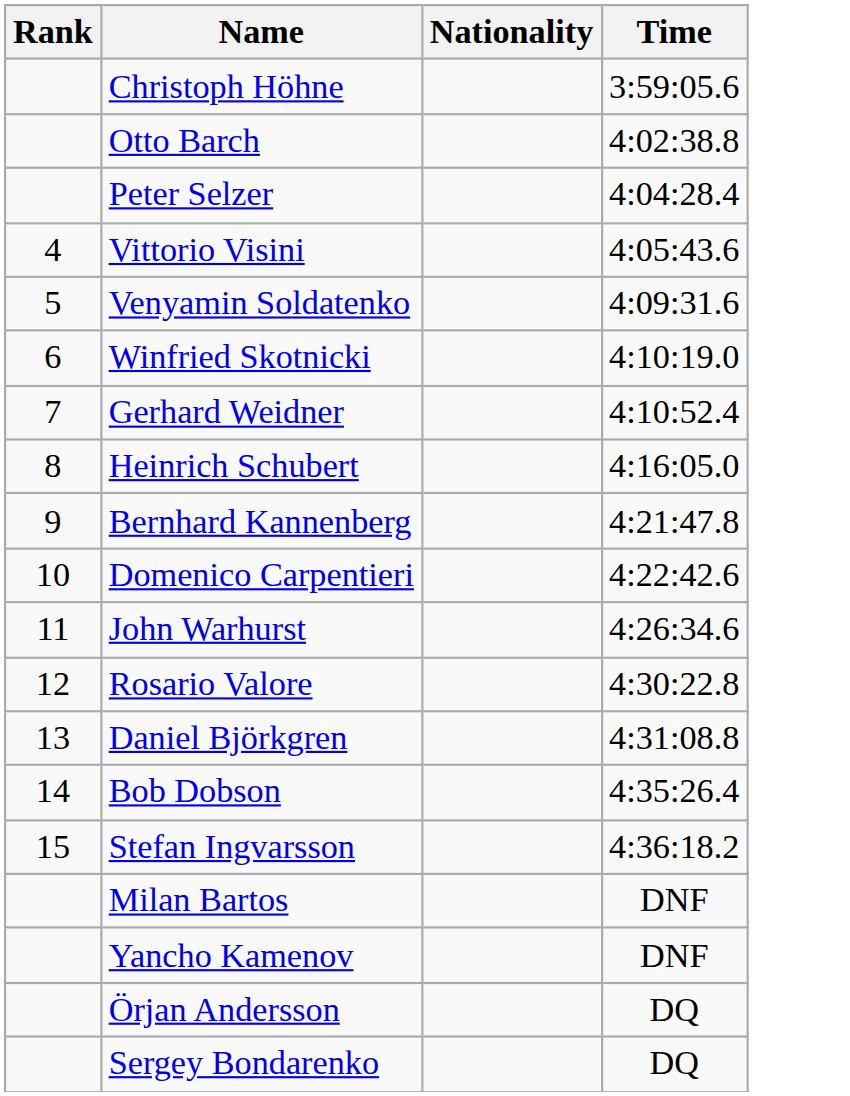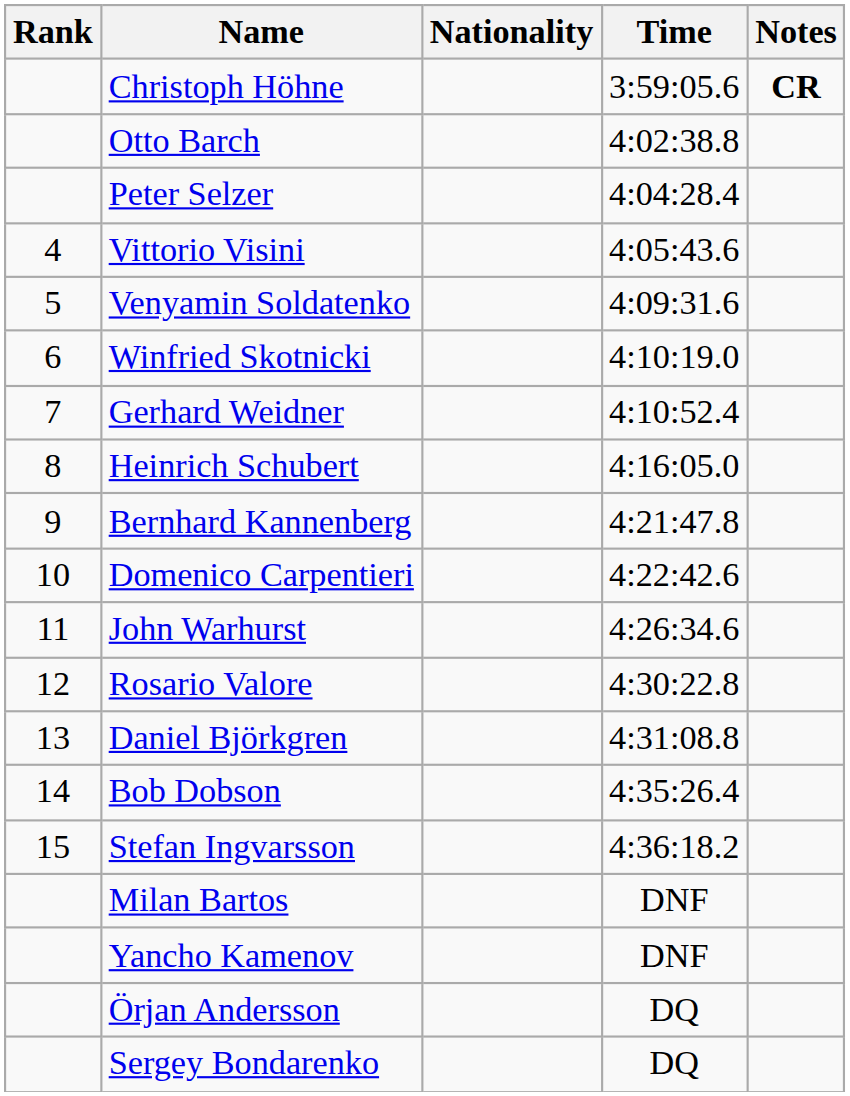+ column: (796, 31)
